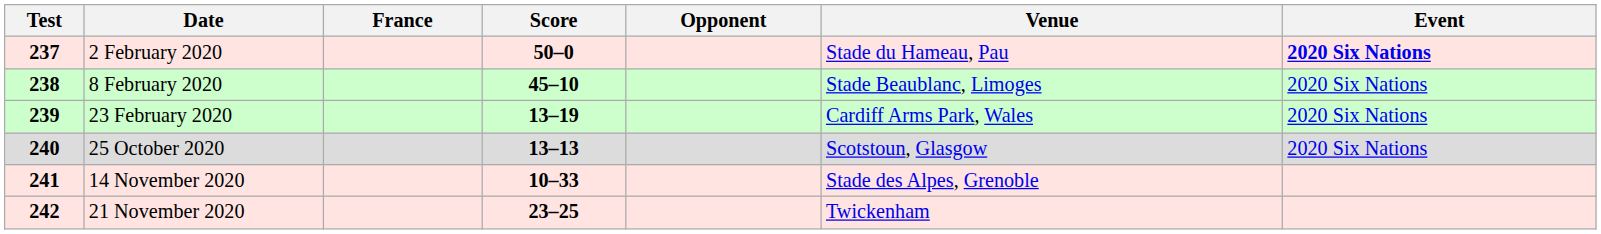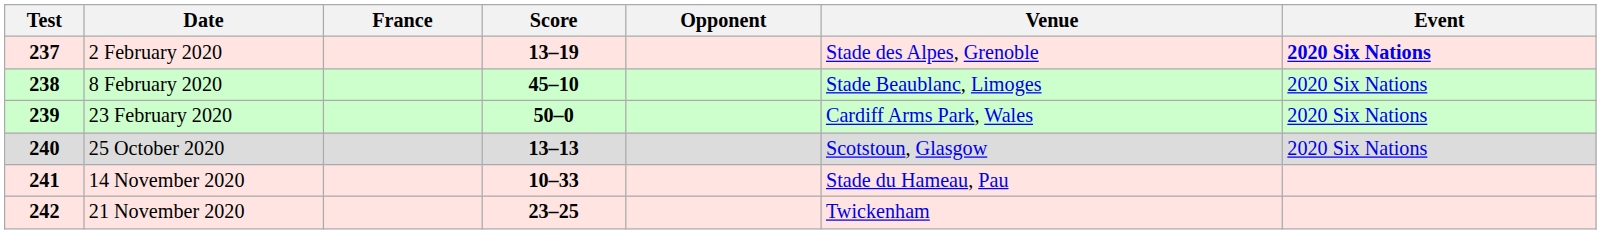(554, 52) 50–0 -> (554, 52) 13–19
(917, 52) Stade du Hameau, Pau -> (932, 52) Stade des Alpes, Grenoble
(554, 116) 13–19 -> (554, 116) 50–0
(932, 180) Stade des Alpes, Grenoble -> (917, 180) Stade du Hameau, Pau
